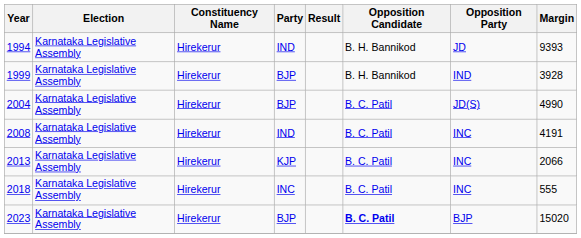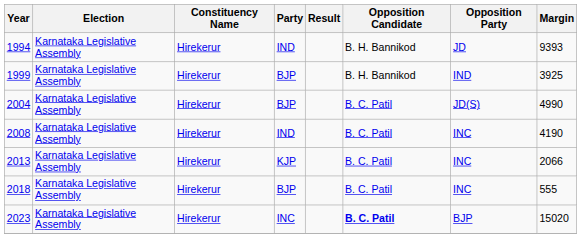(551, 76) 3928 -> (551, 76) 3925
(551, 133) 4191 -> (551, 133) 4190
(286, 190) INC -> (286, 190) BJP
(286, 219) BJP -> (286, 219) INC
